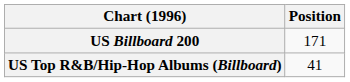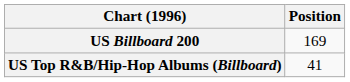(315, 40) 171 -> (315, 40) 169
